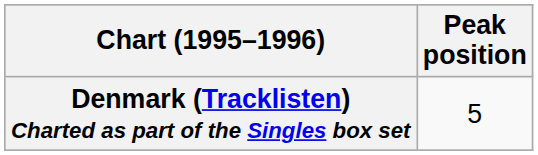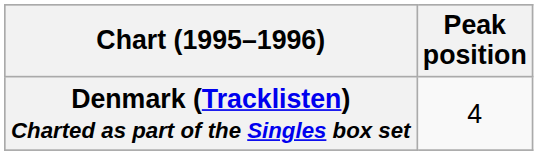(475, 113) 5 -> (475, 113) 4
